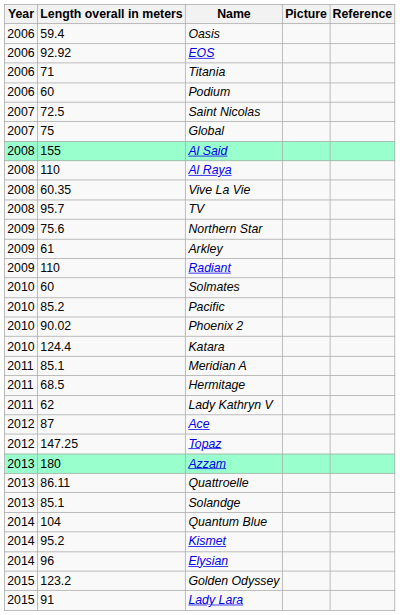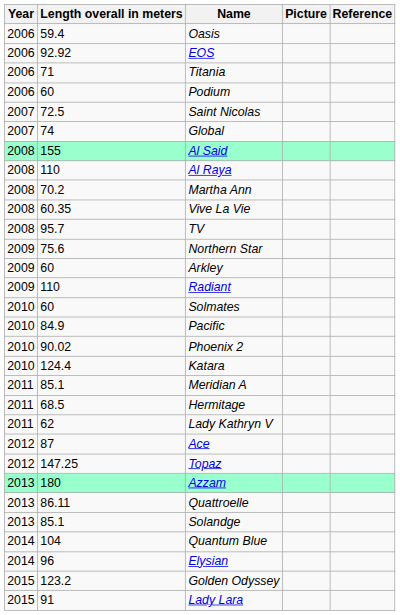(47, 131) 75 -> (47, 131) 74
+ row: (220, 190)
(47, 248) 61 -> (47, 268) 60
(52, 307) 85.2 -> (52, 326) 84.9
- row: (207, 541)
